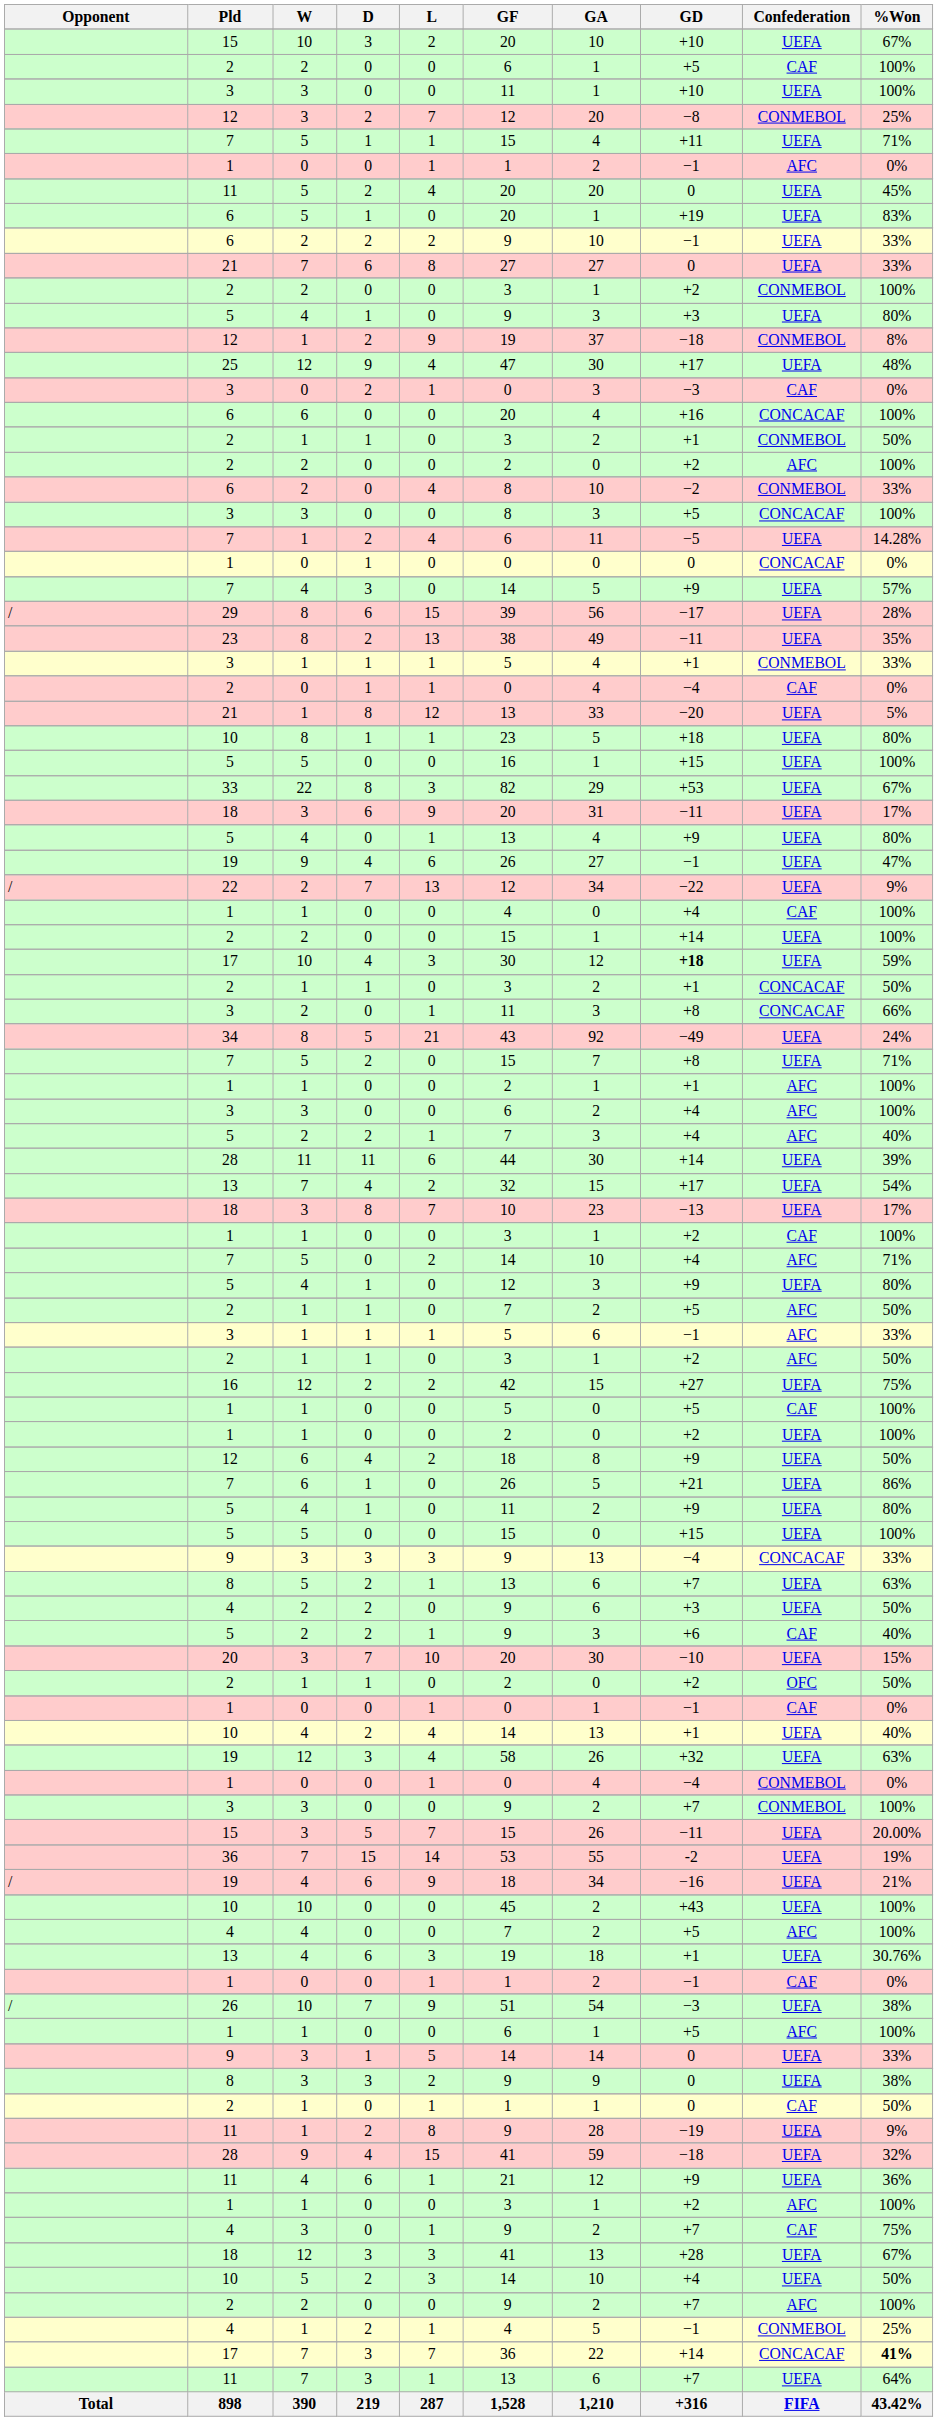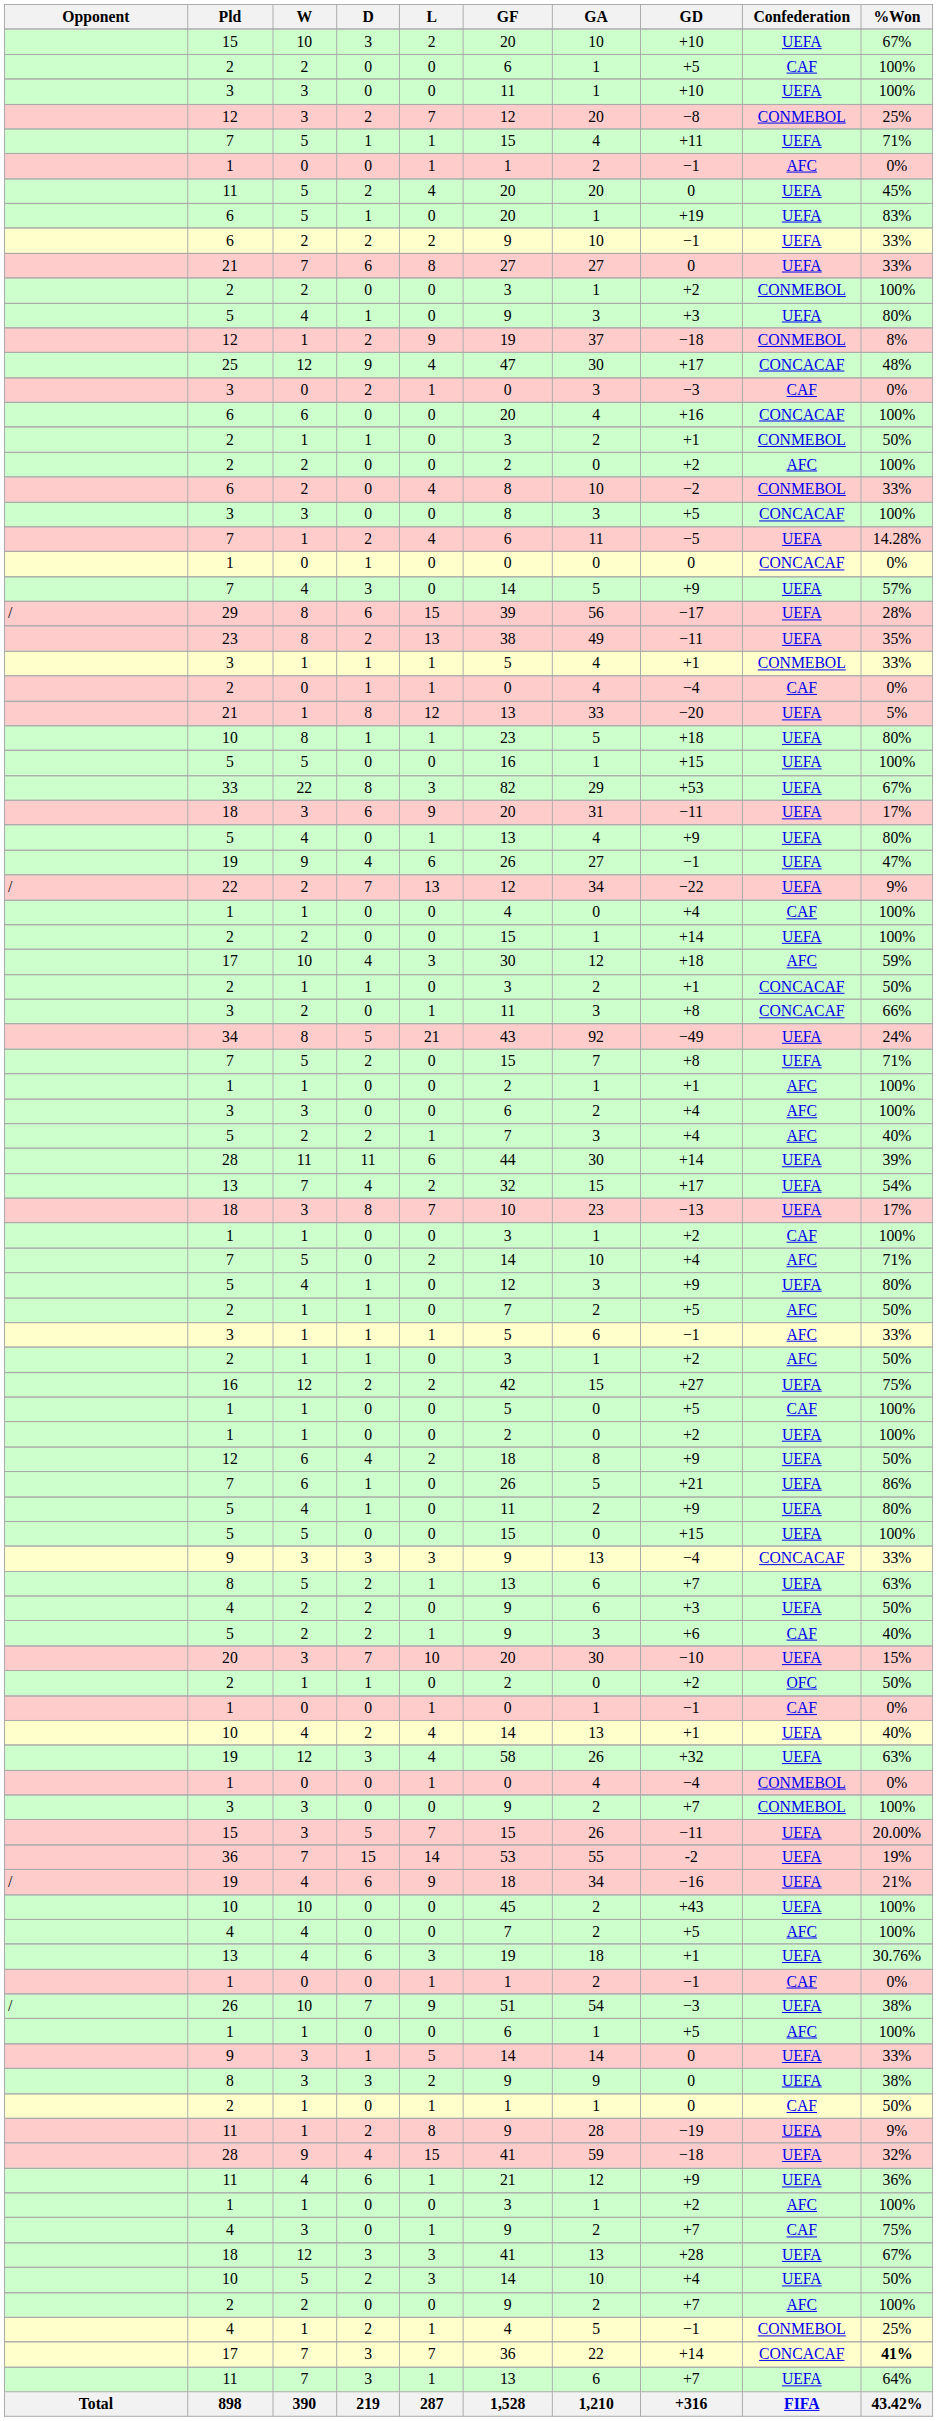(802, 365) UEFA -> (802, 365) CONCACAF
(691, 961) bold -> (691, 961) normal
(802, 961) UEFA -> (802, 961) AFC
